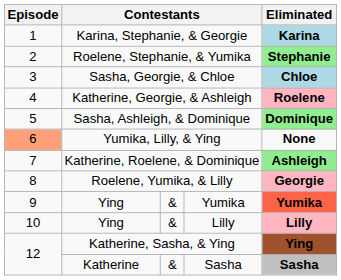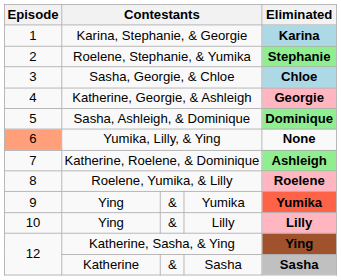(299, 98) Roelene -> (299, 98) Georgie
(299, 181) Georgie -> (299, 181) Roelene
